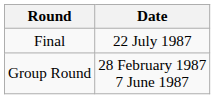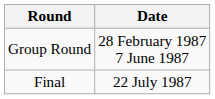rows swapped: (50, 73) <-> (50, 40)
